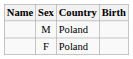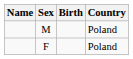columns swapped: (114, 12) <-> (78, 12)
